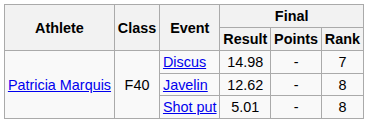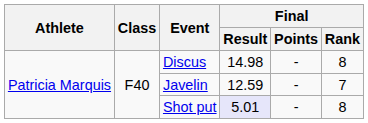(342, 62) 7 -> (342, 62) 8
(245, 85) 12.62 -> (245, 85) 12.59
(342, 85) 8 -> (342, 85) 7
(245, 107) no background -> (245, 107) lavender background
